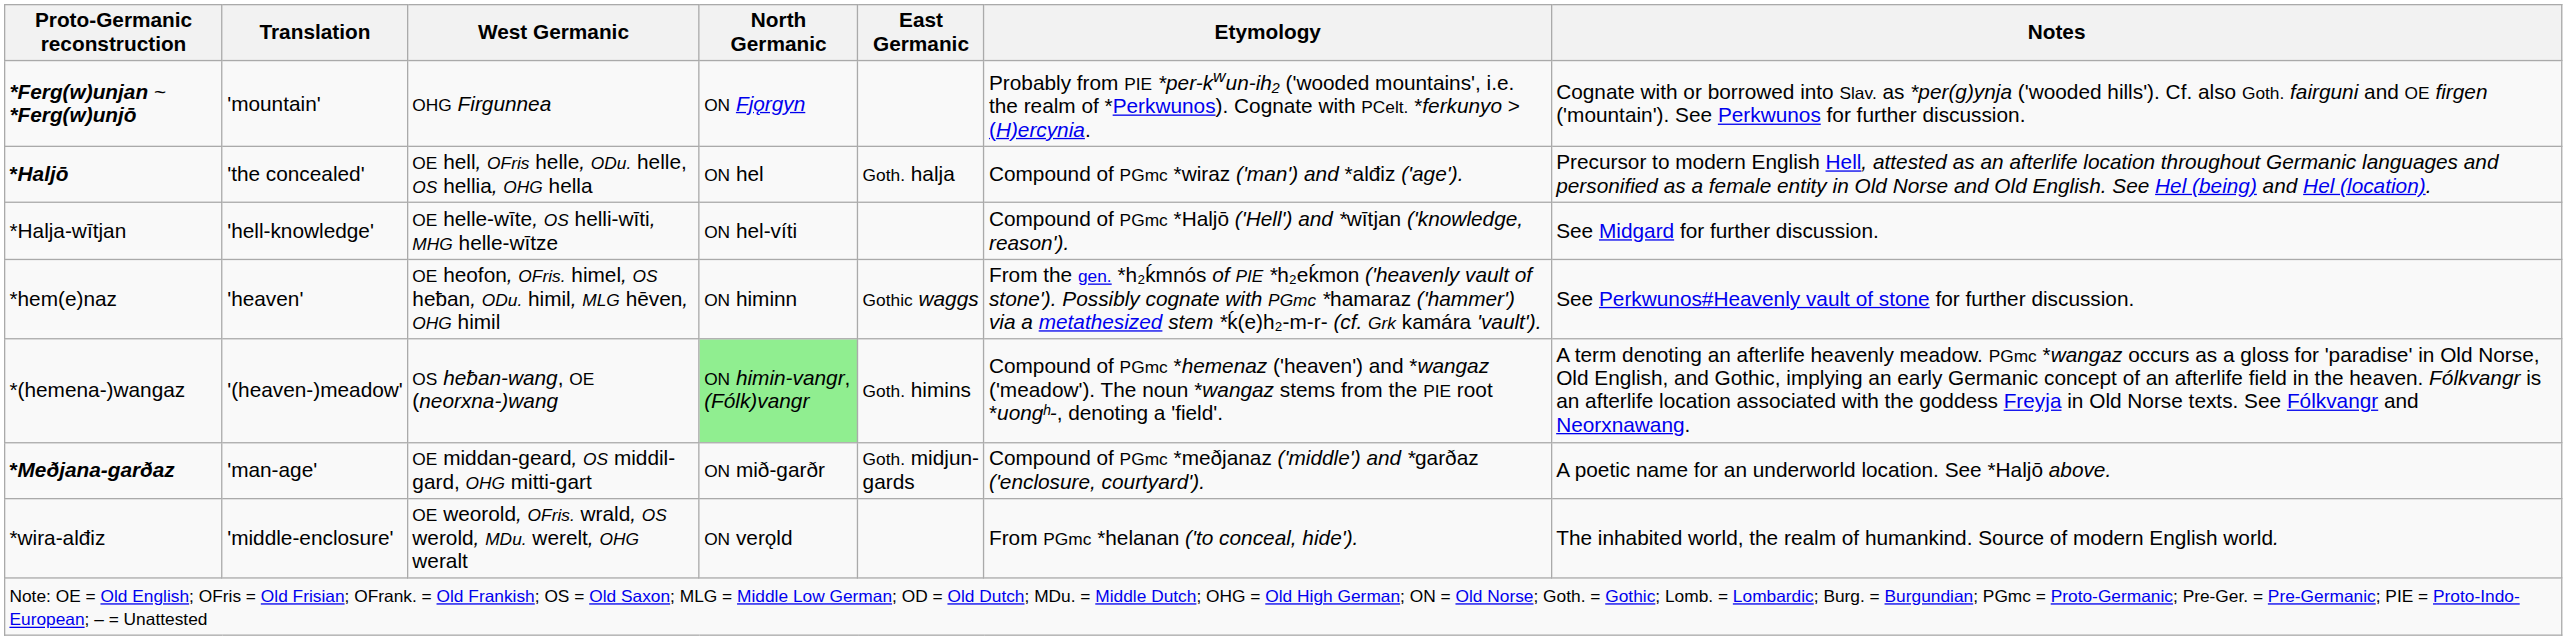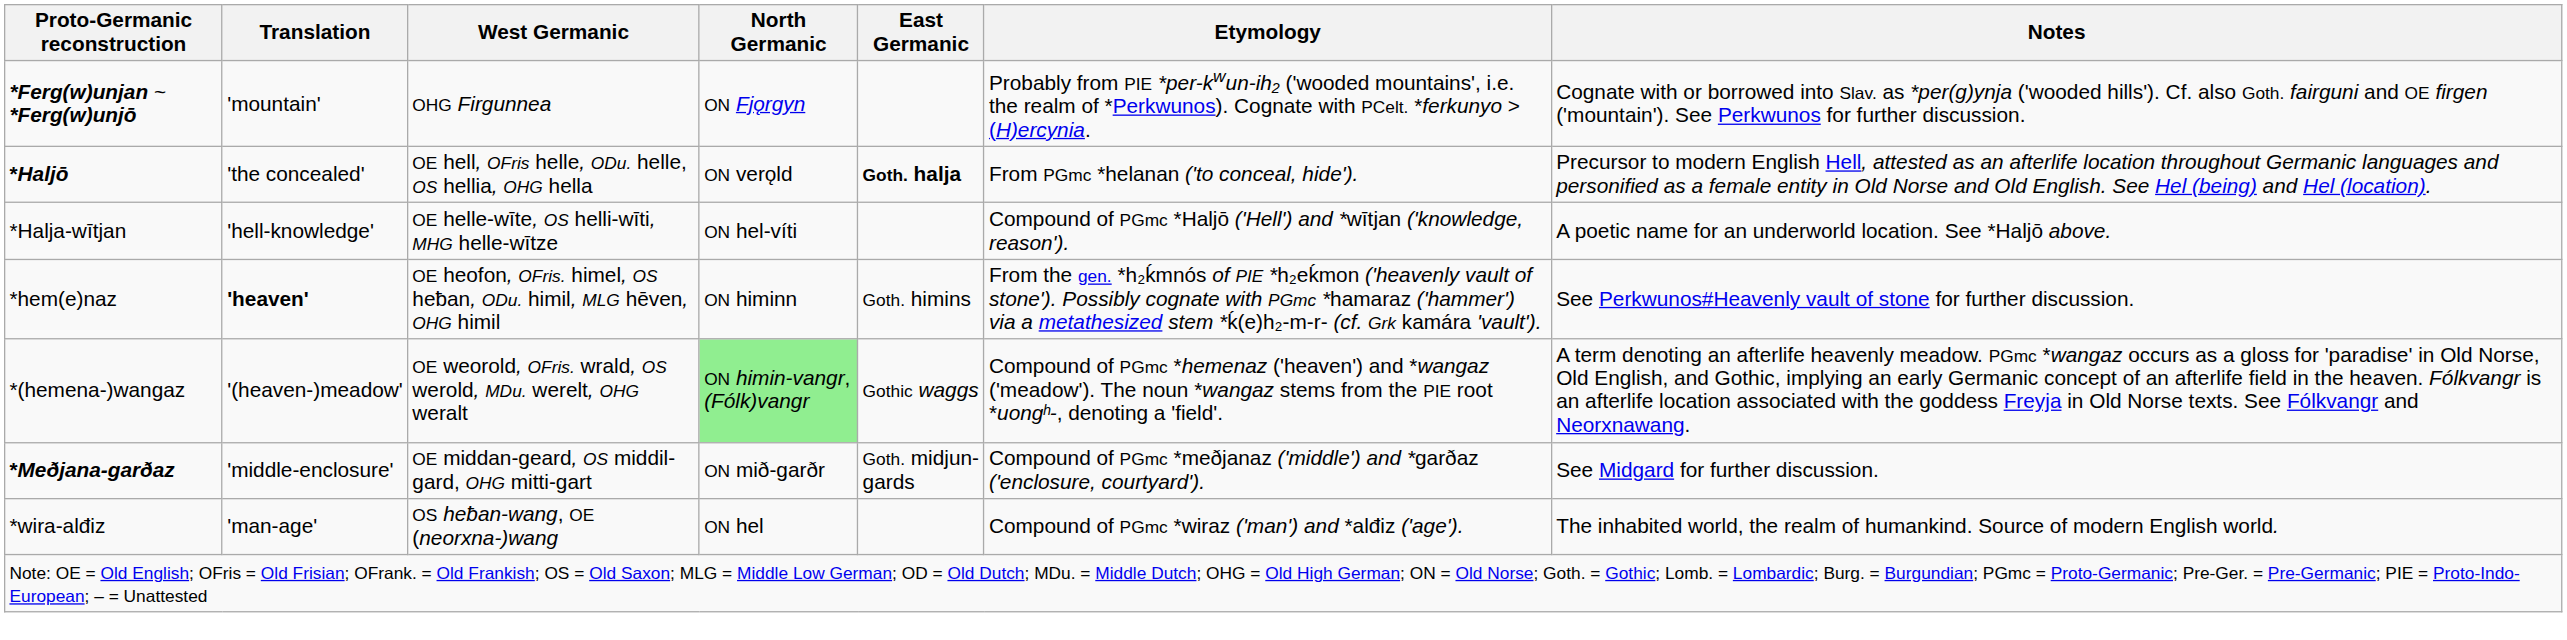(734, 174) ON hel -> (748, 174) ON verǫld
(909, 174) normal -> (912, 174) bold
(1226, 174) Compound of PGmc *wiraz ('man') and *alđiz ('age'). -> (1174, 174) From PGmc *helanan ('to conceal, hide').
(1717, 230) See Midgard for further discussion. -> (1834, 230) A poetic name for an underworld location. See *Haljō above.
(265, 298) normal -> (268, 298) bold
(921, 298) Gothic waggs -> (917, 298) Goth. himins
(503, 390) OS heƀan-wang, OE (neorxna-)wang -> (540, 390) OE weorold, OFris. wrald, OS werold, MDu. werelt, OHG weralt
(917, 390) Goth. himins -> (921, 390) Gothic waggs
(272, 470) 'man-age' -> (310, 470) 'middle-enclosure'
(1834, 470) A poetic name for an underworld location. See *Haljō above. -> (1717, 470) See Midgard for further discussion.
(310, 538) 'middle-enclosure' -> (272, 526) 'man-age'
(540, 538) OE weorold, OFris. wrald, OS werold, MDu. werelt, OHG weralt -> (503, 526) OS heƀan-wang, OE (neorxna-)wang
(748, 538) ON verǫld -> (734, 526) ON hel
(1174, 538) From PGmc *helanan ('to conceal, hide'). -> (1226, 526) Compound of PGmc *wiraz ('man') and *alđiz ('age').
